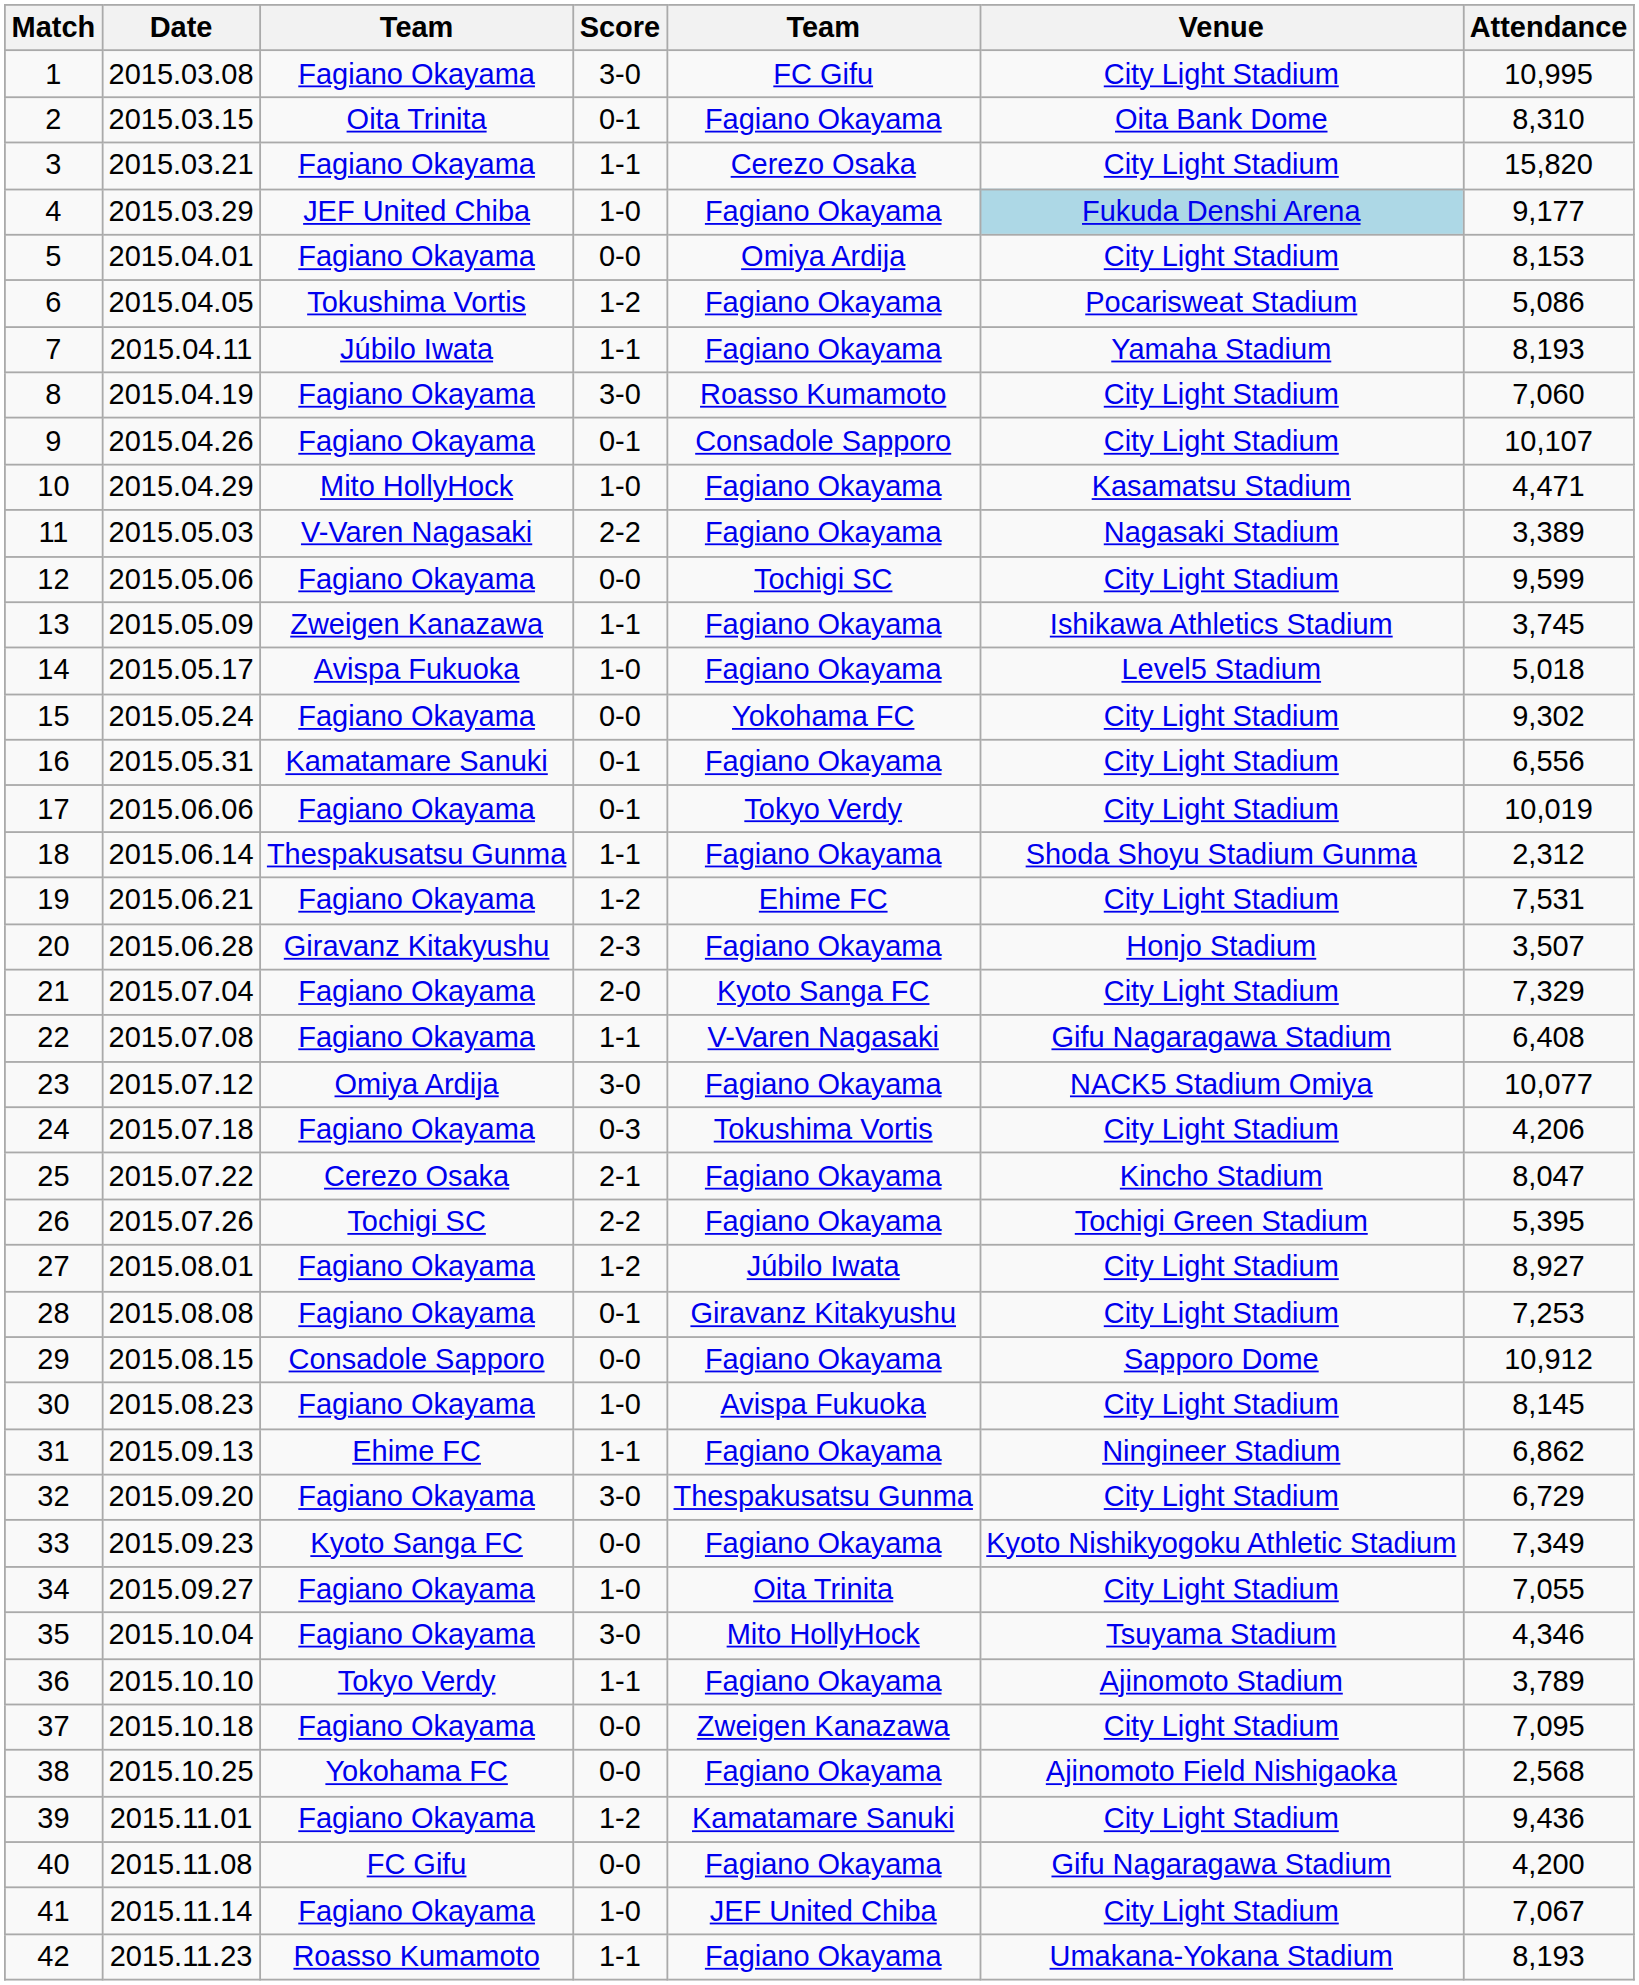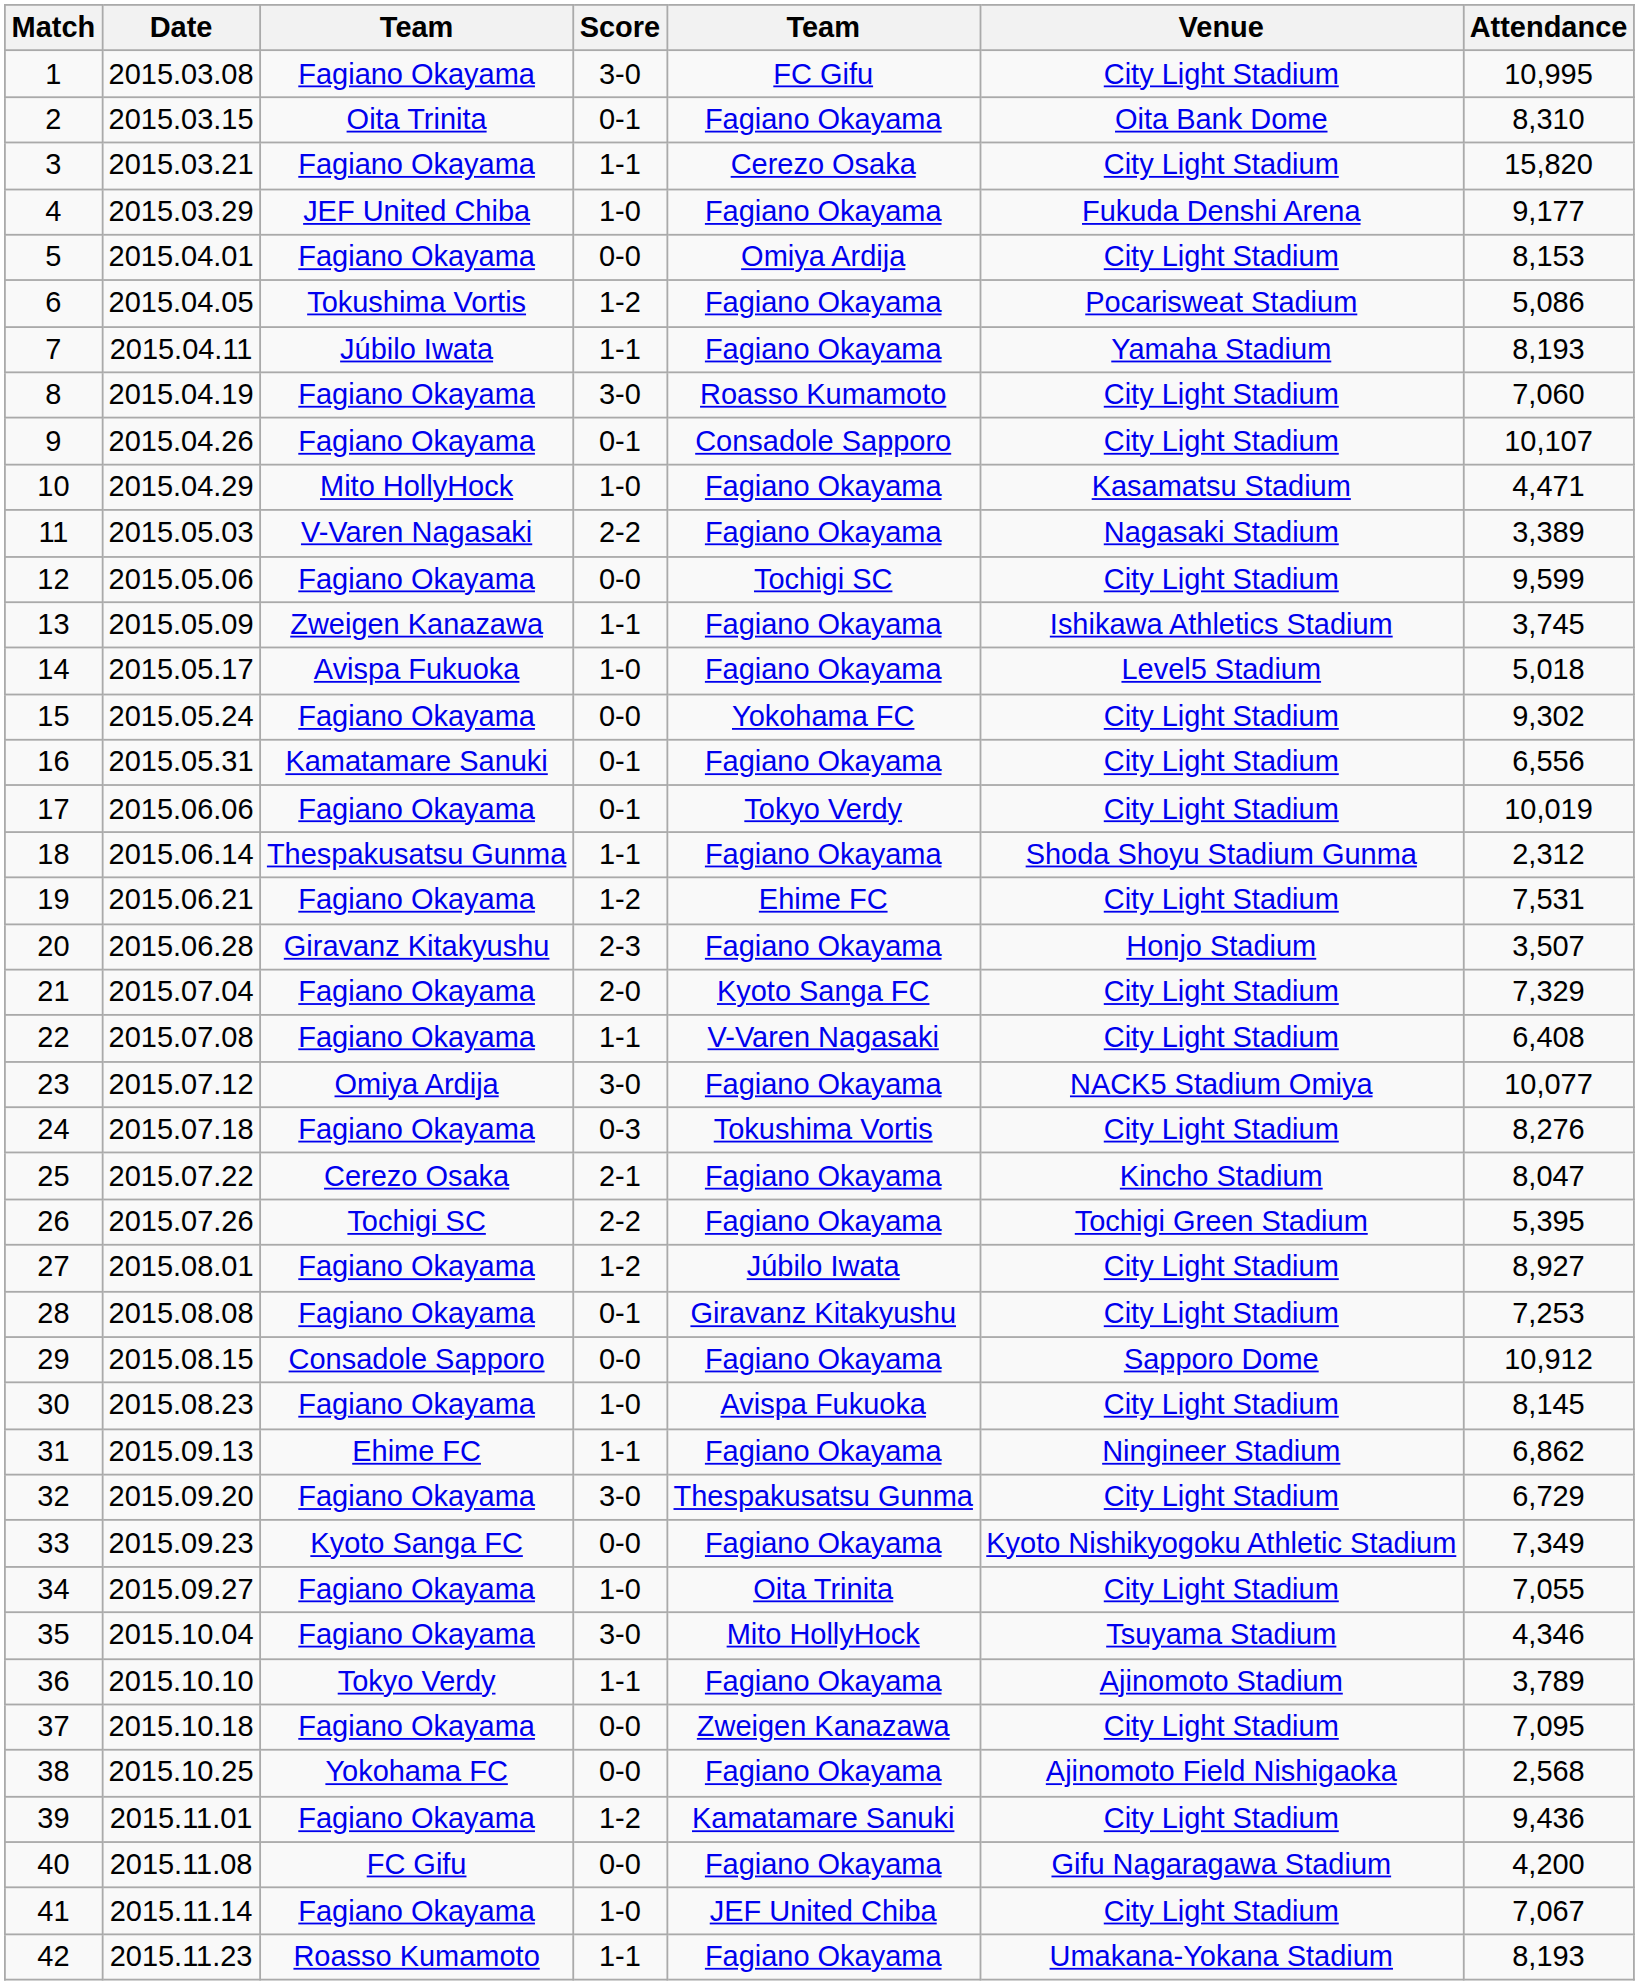(1221, 211) lightblue background -> (1221, 211) no background
(1221, 1037) Gifu Nagaragawa Stadium -> (1221, 1037) City Light Stadium
(1548, 1129) 4,206 -> (1548, 1129) 8,276
